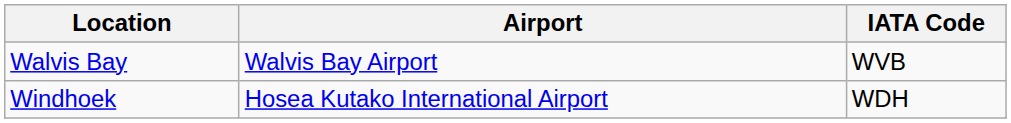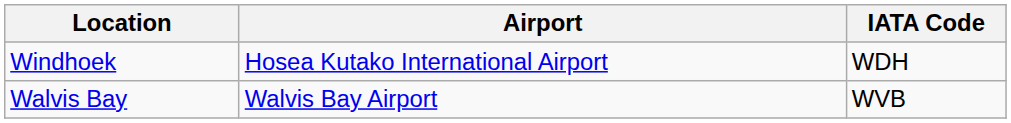rows swapped: (63, 99) <-> (69, 61)
